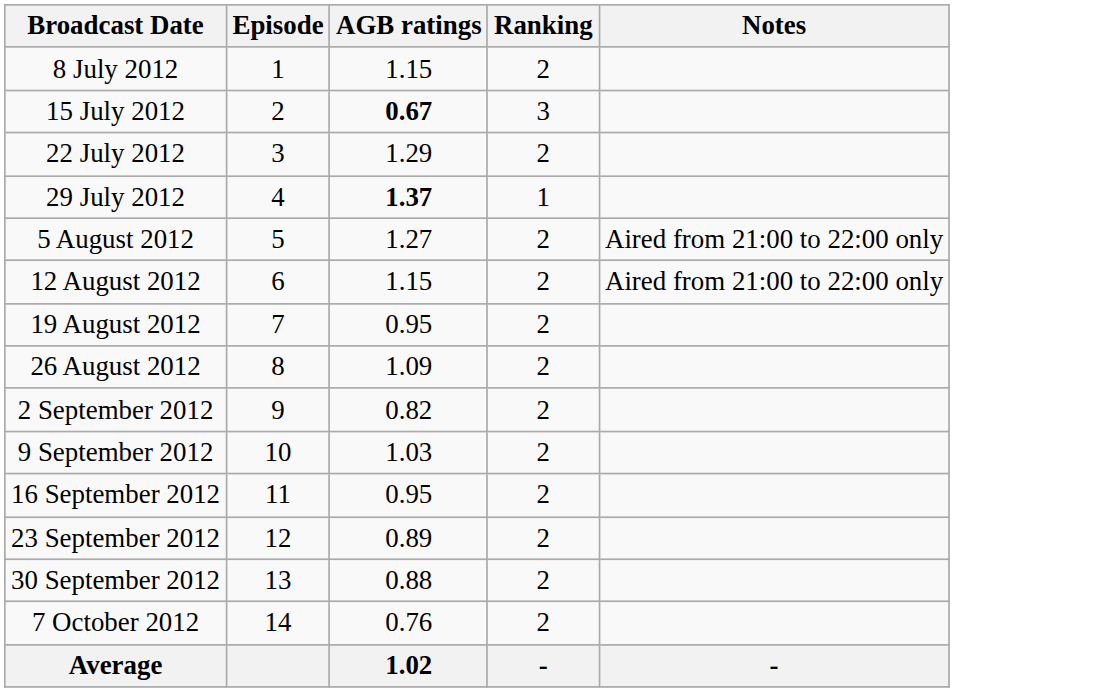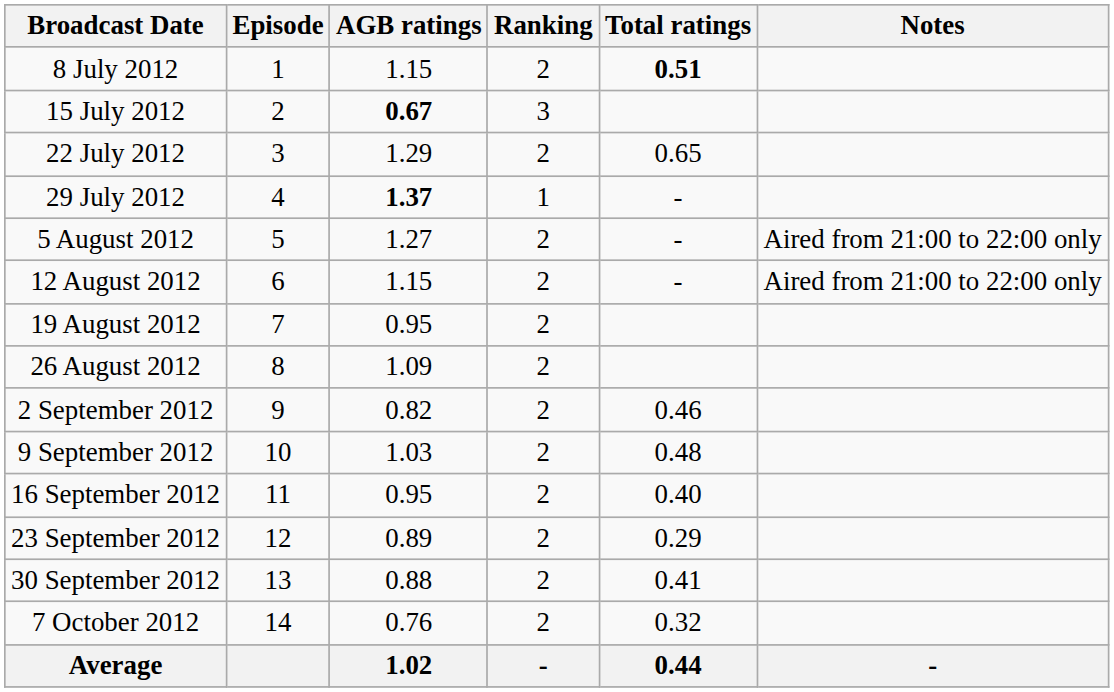+ column: (678, 25)
